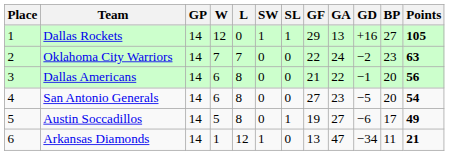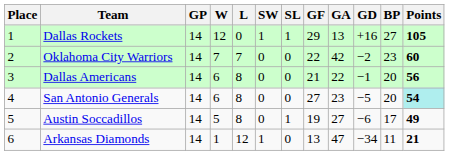(338, 56) 24 -> (338, 56) 42
(413, 56) 63 -> (413, 56) 60
(413, 98) no background -> (413, 98) paleturquoise background
